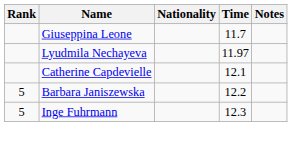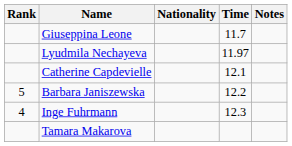(22, 111) 5 -> (22, 111) 4
+ row: (87, 131)
